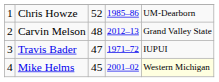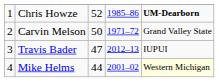(169, 13) normal -> (171, 13) bold
(97, 31) 48 -> (97, 31) 50
(123, 31) 2012–13 -> (123, 31) 1971–72
(123, 49) 1971–72 -> (123, 49) 2012–13
(97, 67) 45 -> (97, 67) 44
